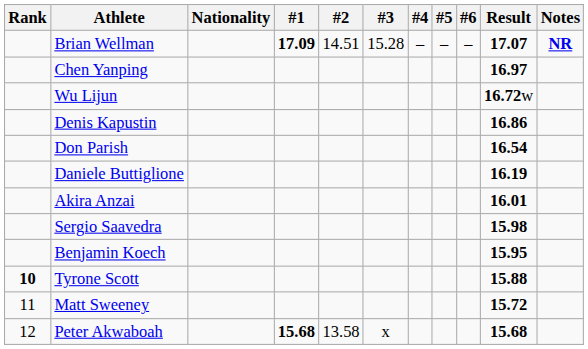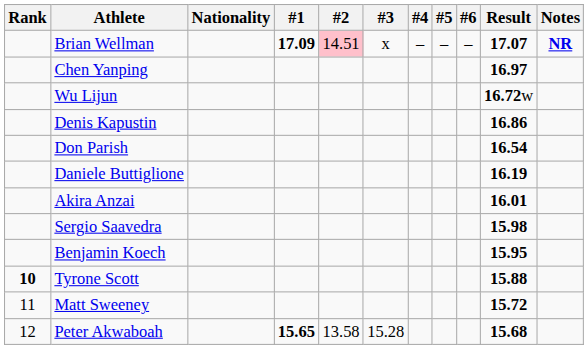(341, 43) no background -> (341, 43) pink background
(386, 43) 15.28 -> (386, 43) x
(296, 331) 15.68 -> (296, 331) 15.65
(386, 331) x -> (386, 331) 15.28
